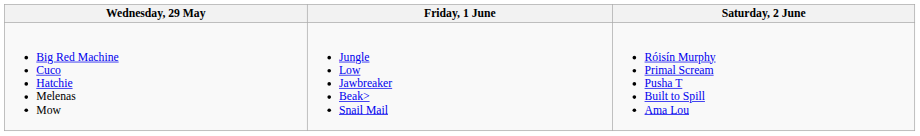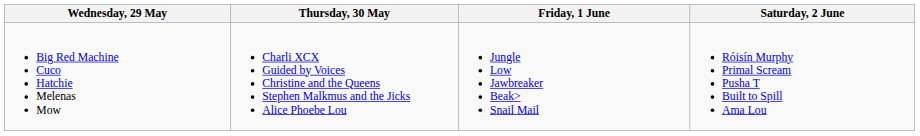+ column: (344, 13)
